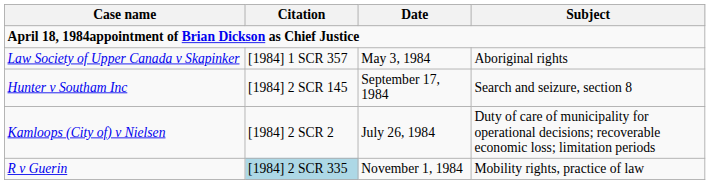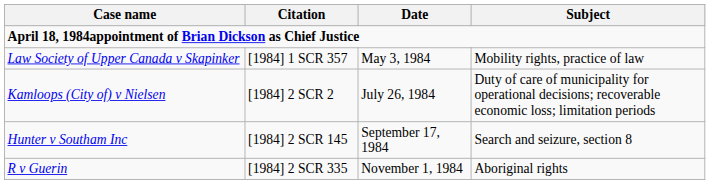(521, 58) Aboriginal rights -> (559, 58) Mobility rights, practice of law
rows swapped: (87, 132) <-> (67, 87)
(298, 169) lightblue background -> (298, 169) no background
(559, 169) Mobility rights, practice of law -> (521, 169) Aboriginal rights
